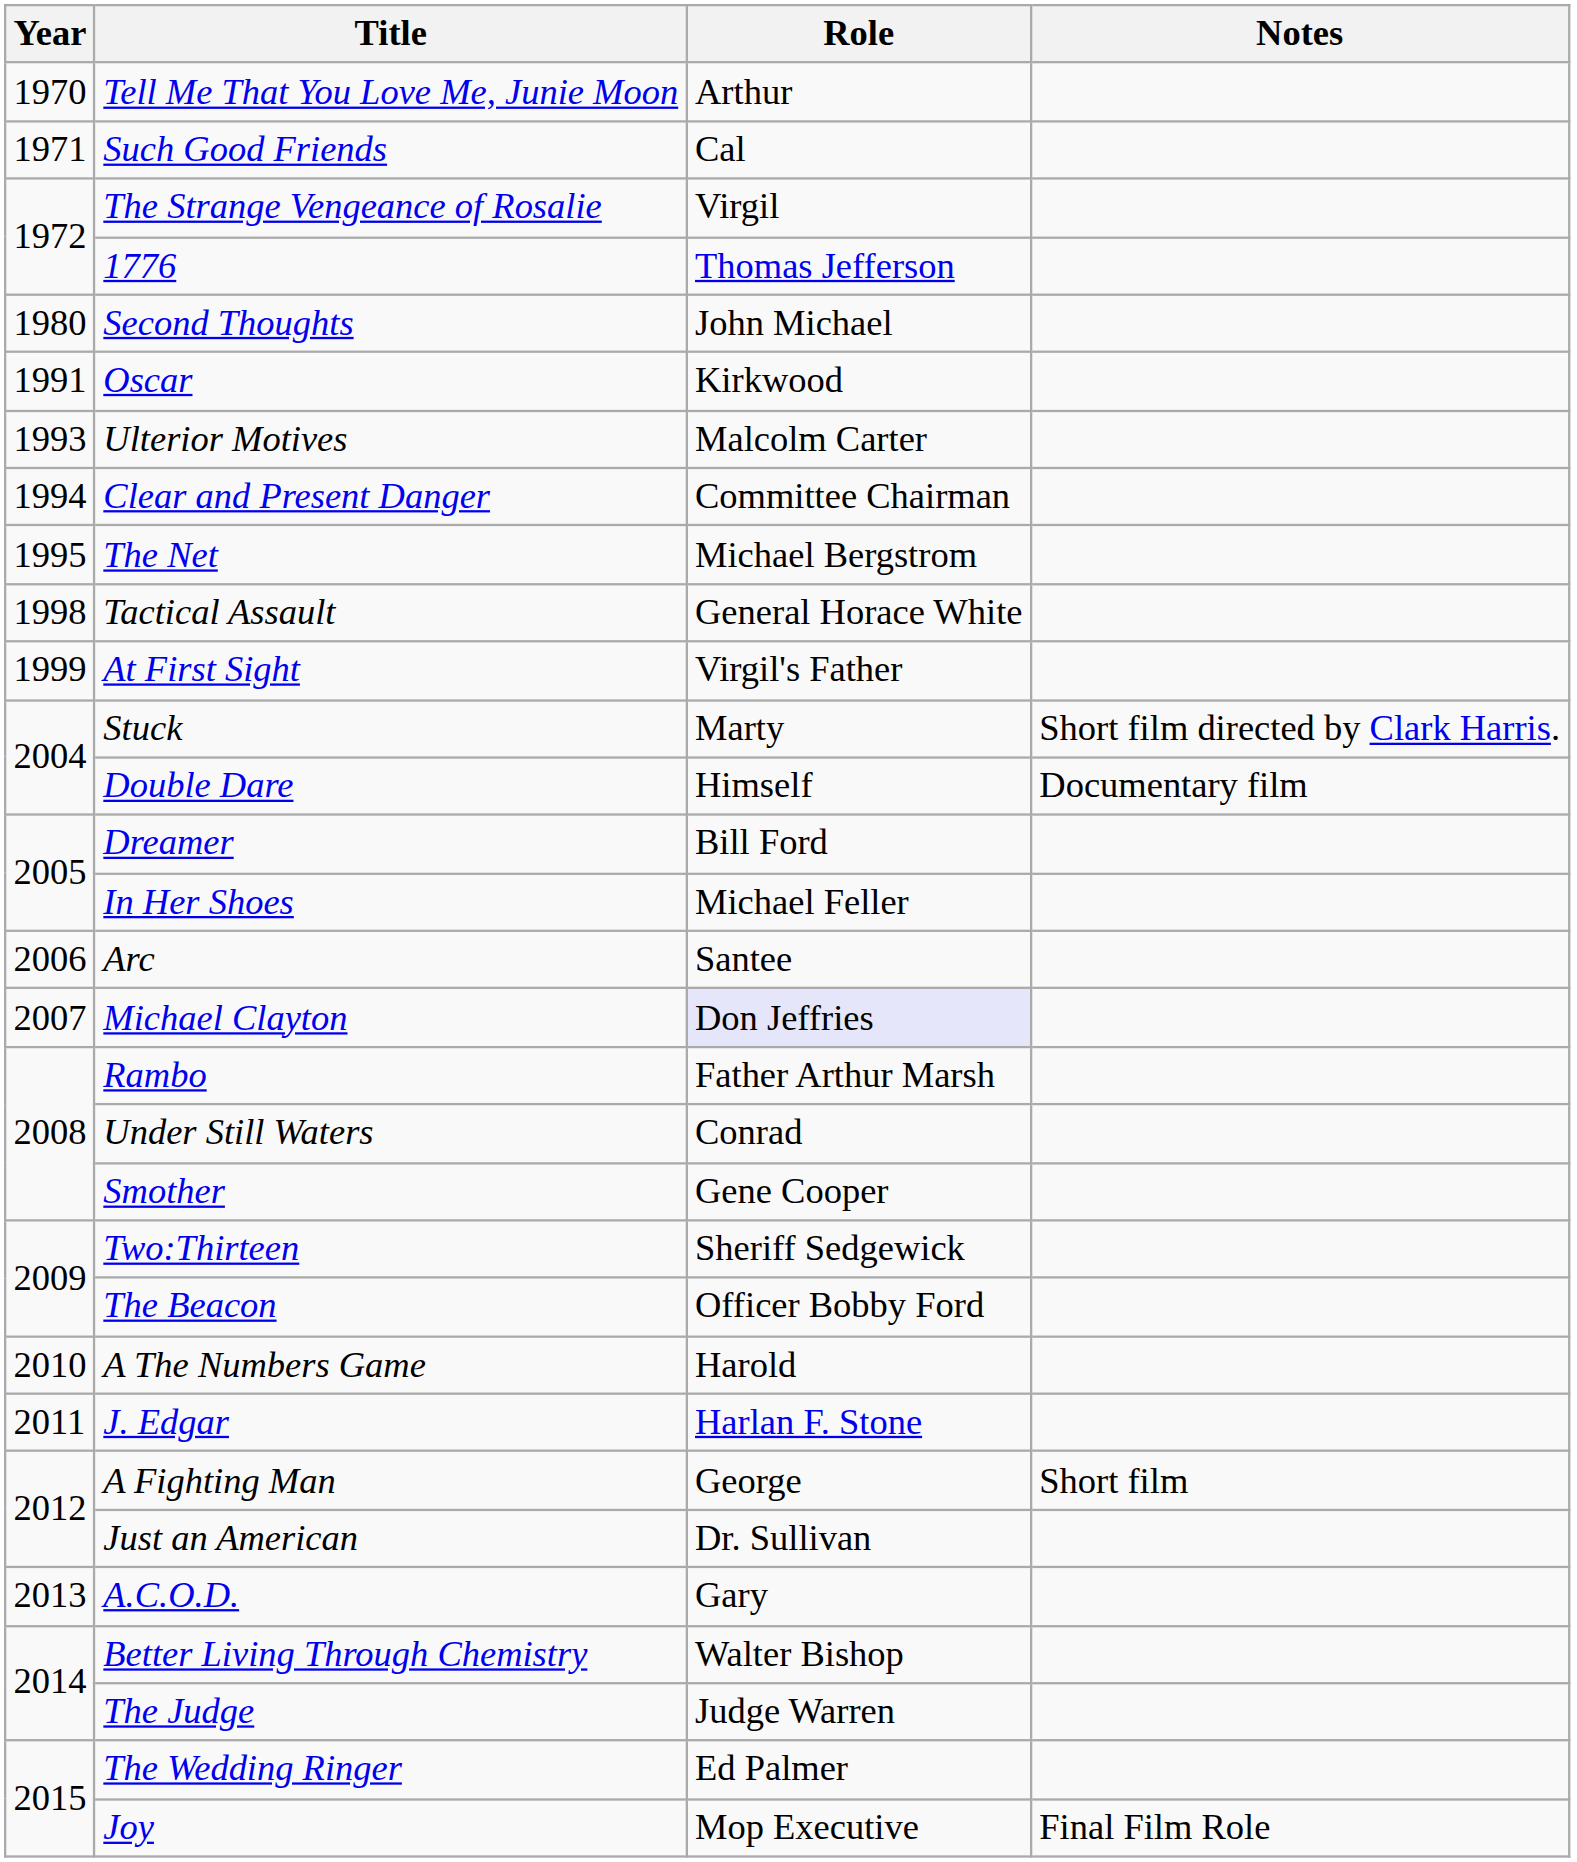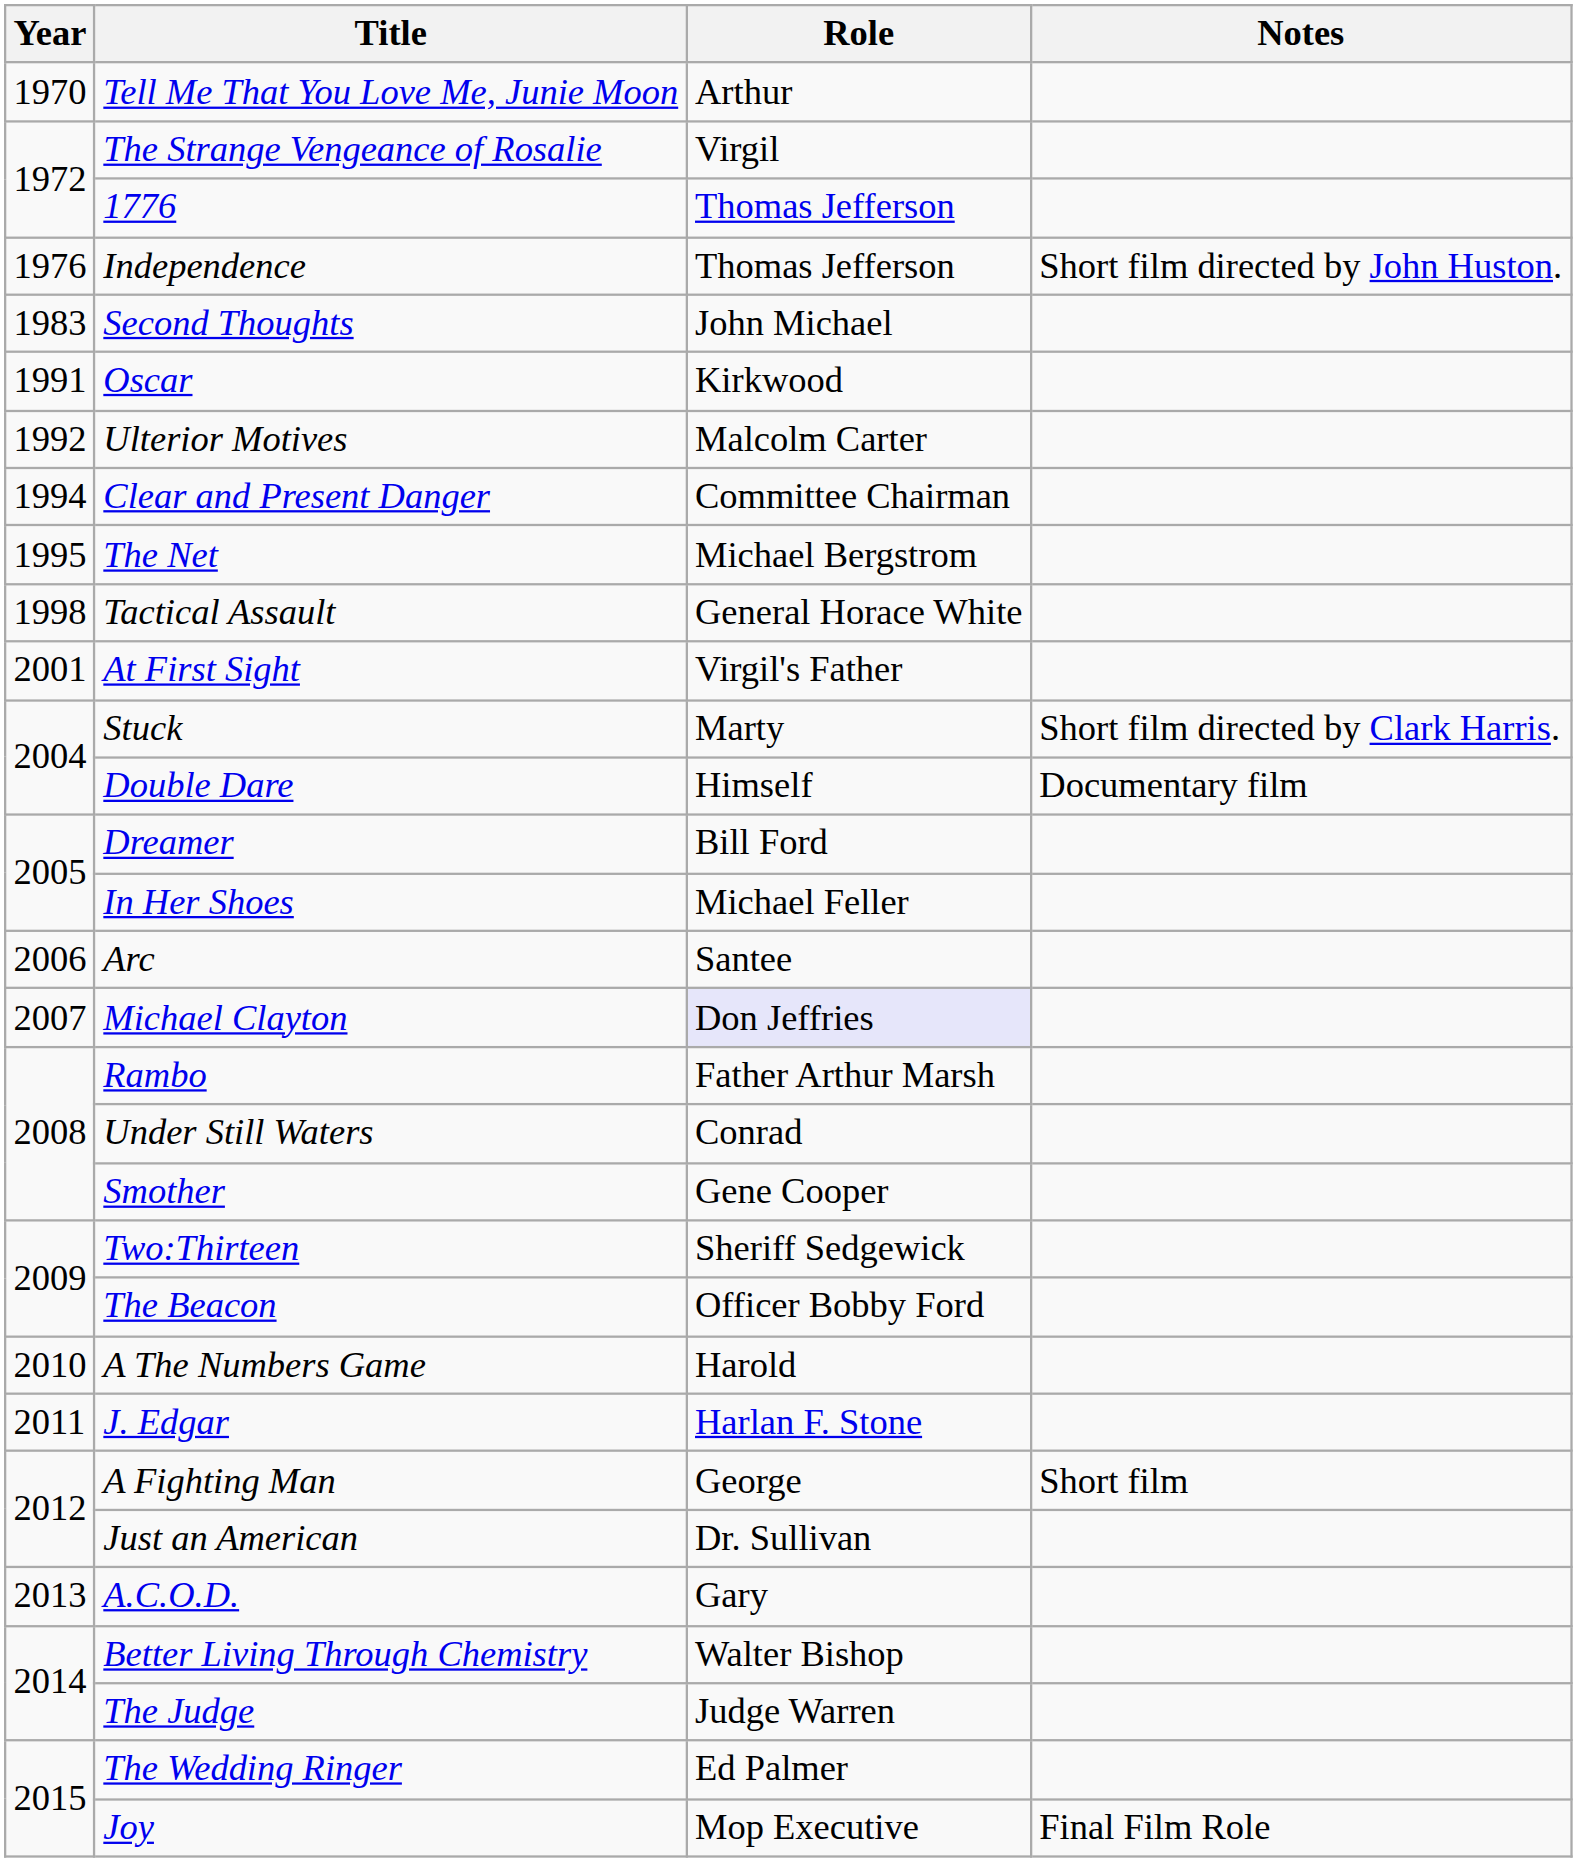- row: (245, 149)
+ row: (205, 264)
(50, 322) 1980 -> (50, 322) 1983
(50, 438) 1993 -> (50, 438) 1992
(50, 669) 1999 -> (50, 669) 2001
